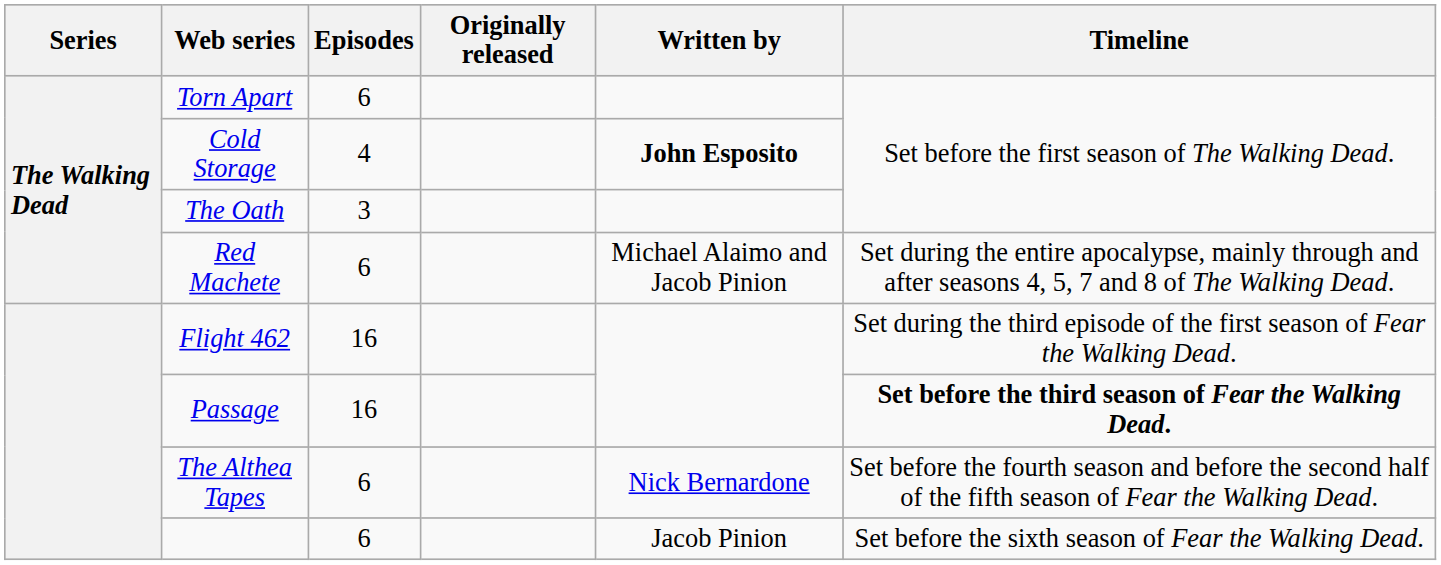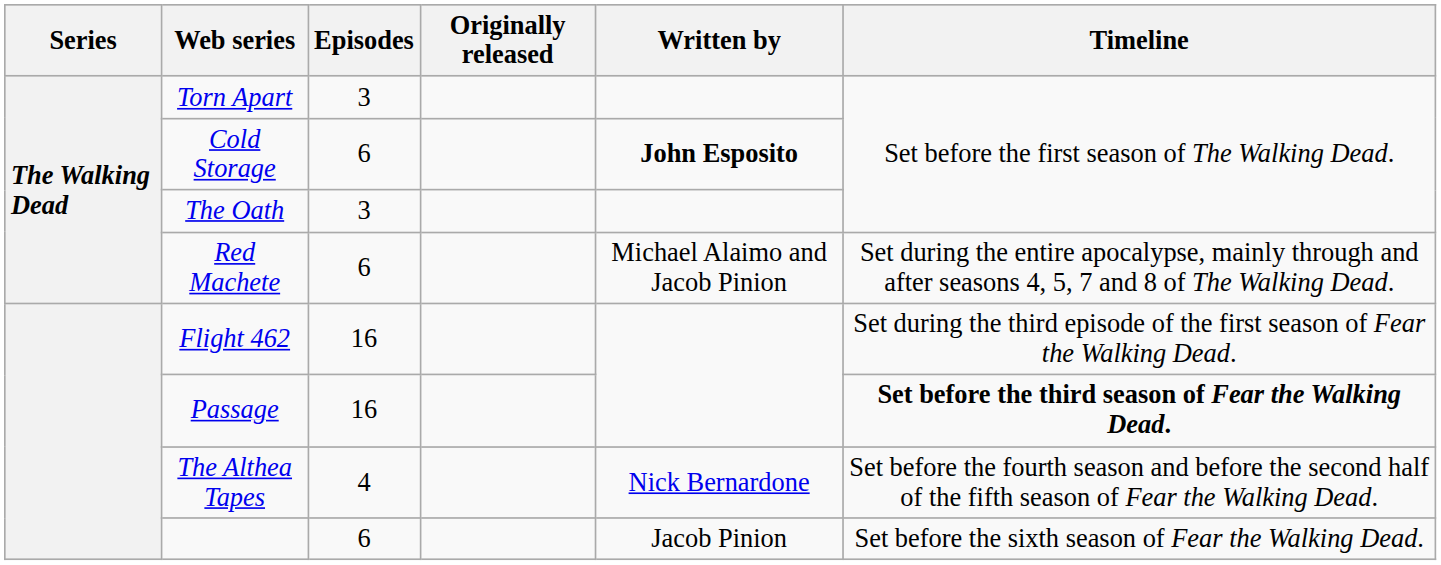(364, 97) 6 -> (364, 97) 3
(364, 153) 4 -> (364, 153) 6
(364, 481) 6 -> (364, 481) 4
